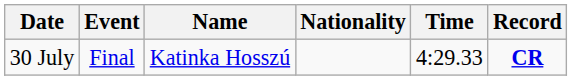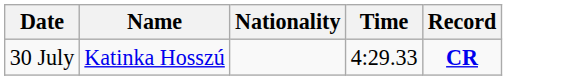- column: (112, 22)
